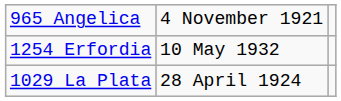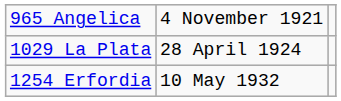rows swapped: (81, 81) <-> (81, 50)
